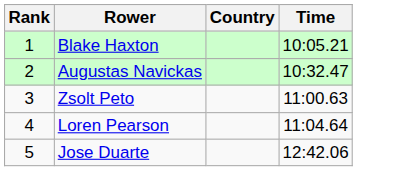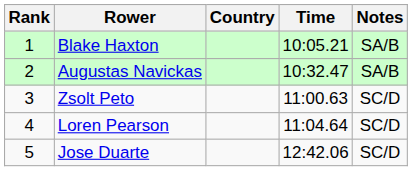+ column: (380, 17)
